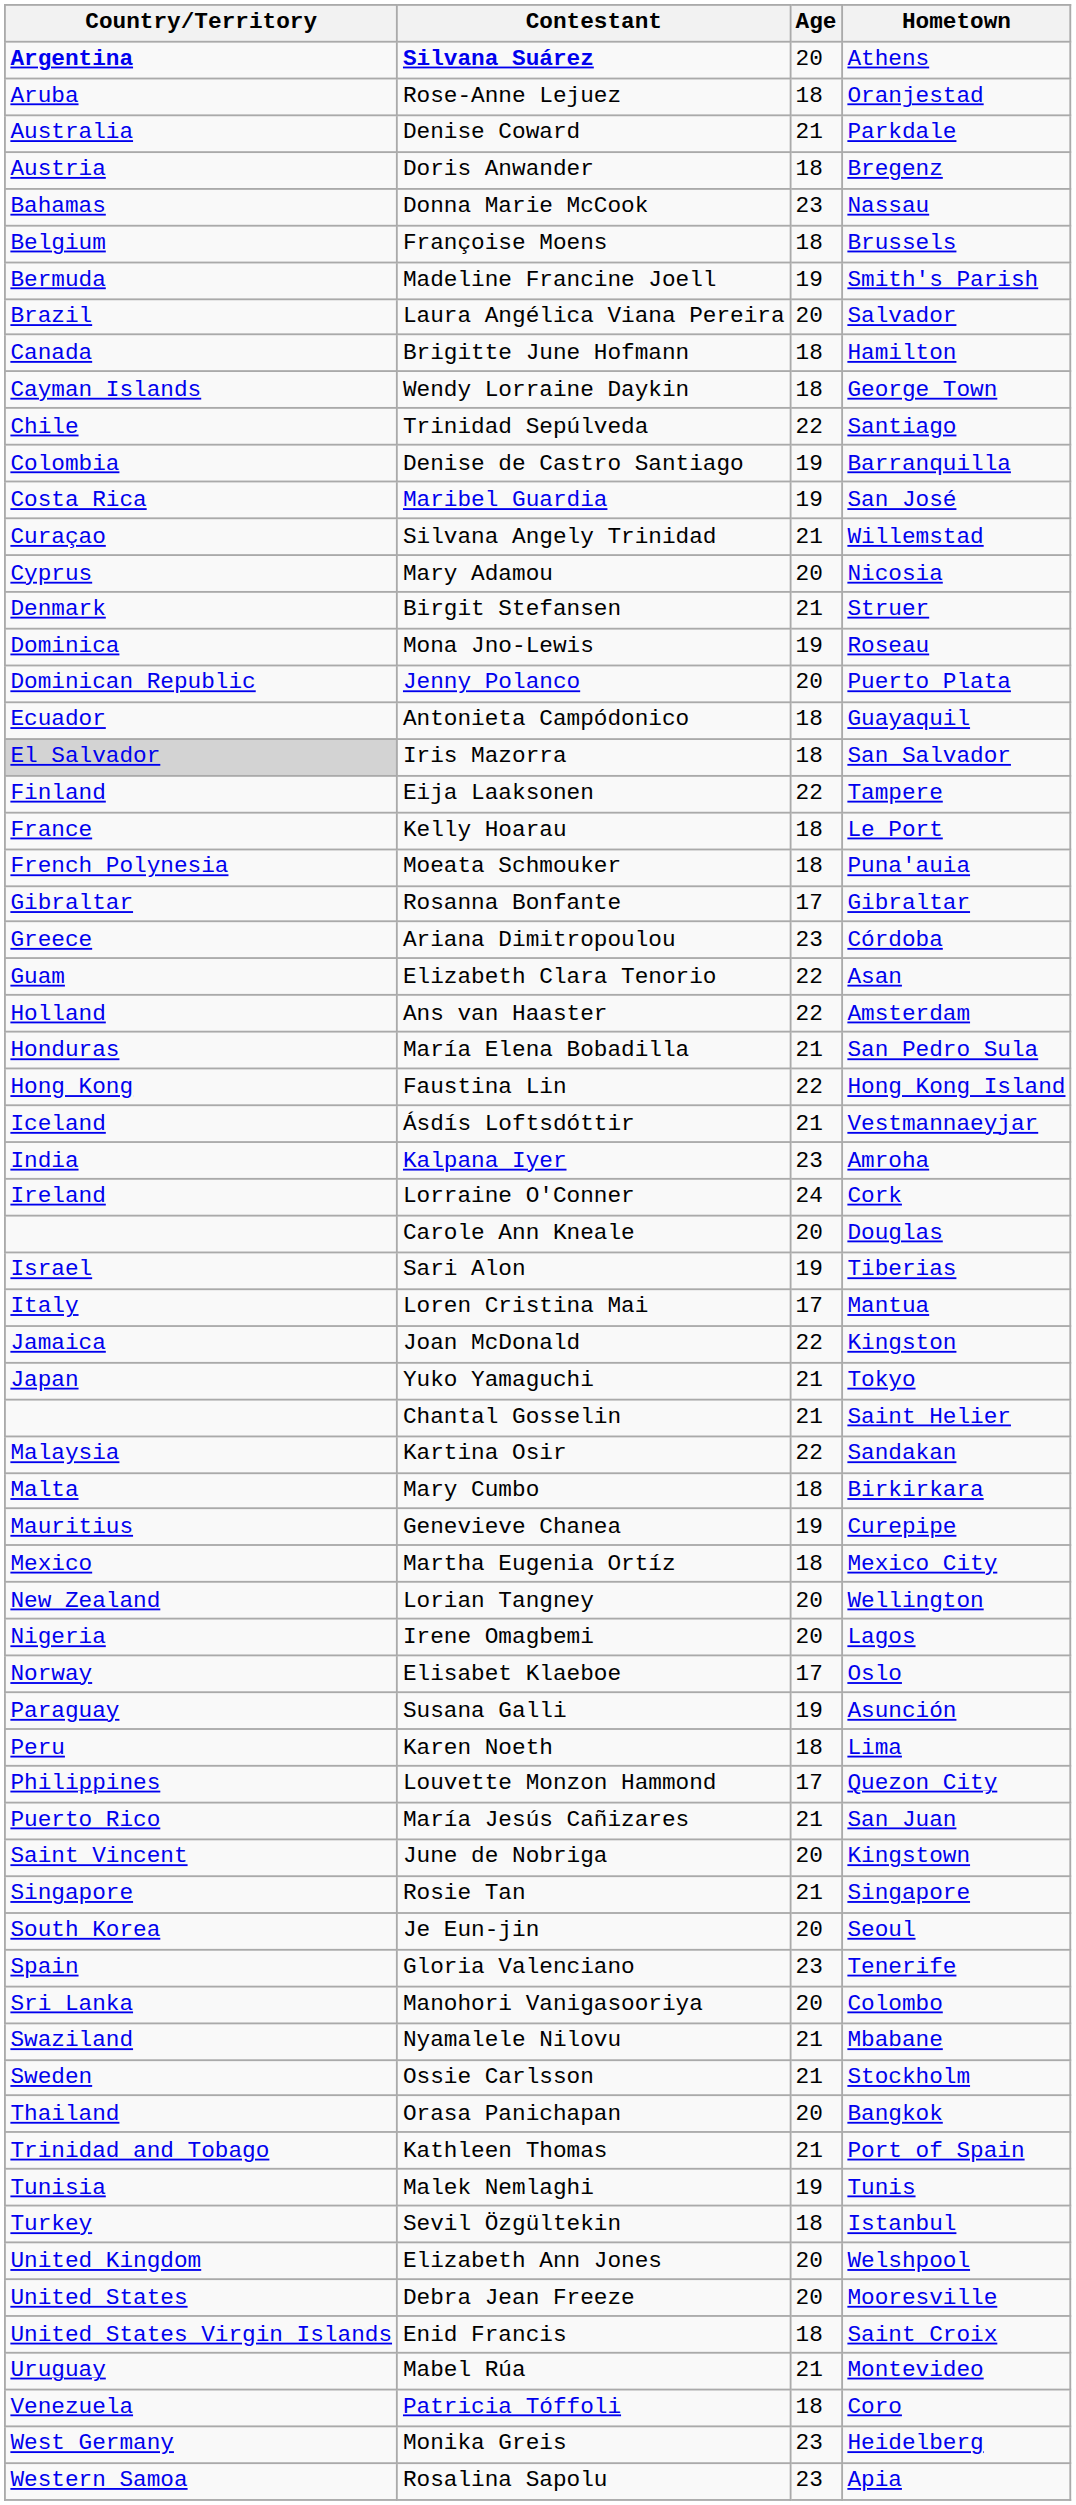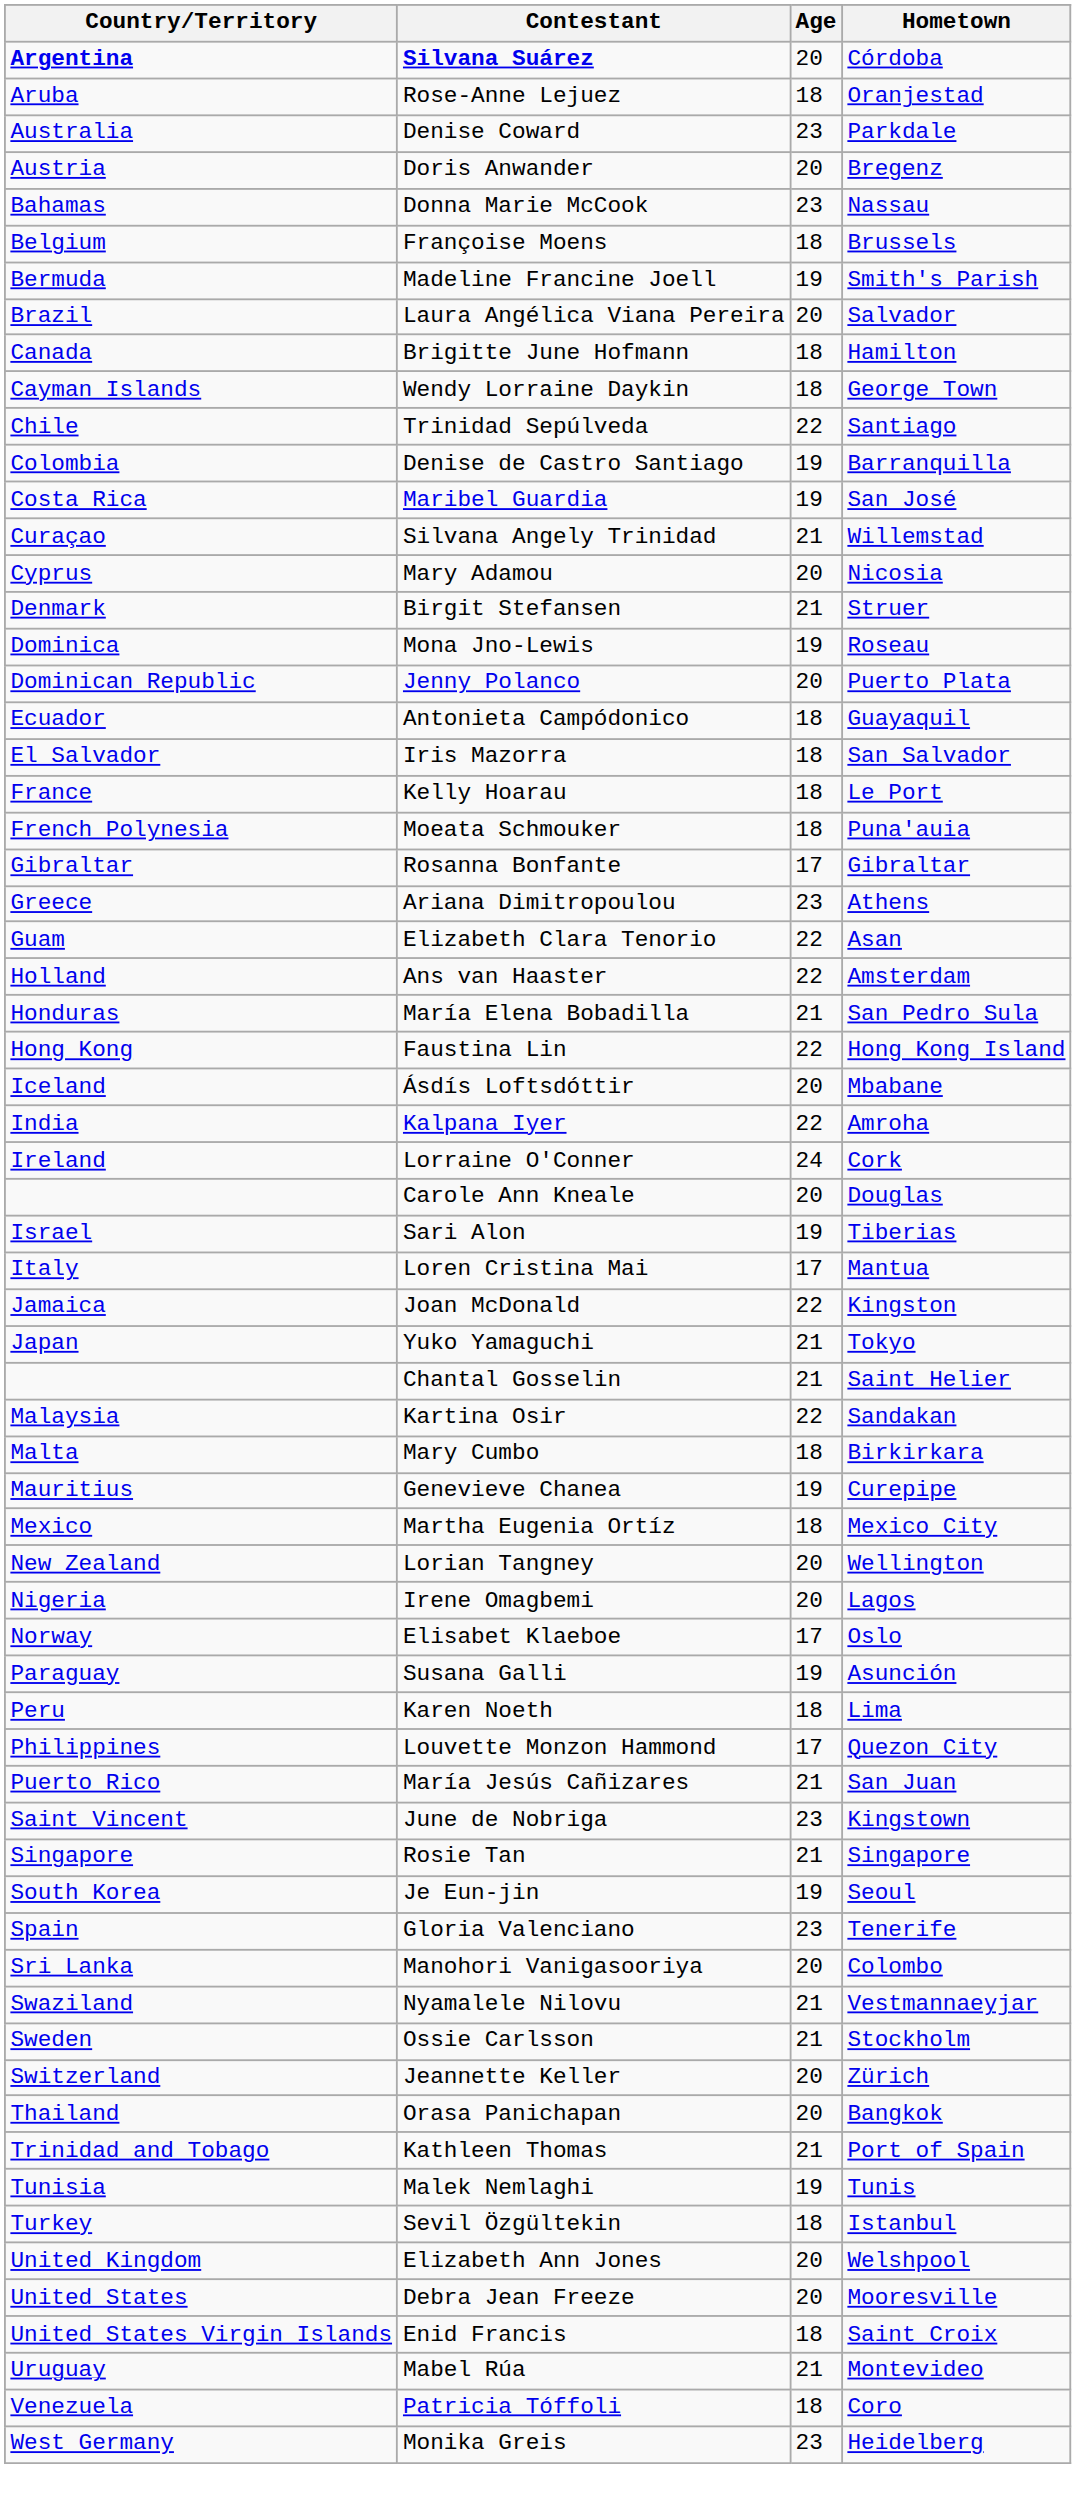(888, 60) Athens -> (895, 60) Córdoba
(809, 134) 21 -> (809, 134) 23
(809, 170) 18 -> (809, 170) 20
(85, 757) lightgrey background -> (85, 757) no background
- row: (498, 794)
(895, 941) Córdoba -> (888, 904) Athens
(809, 1124) 21 -> (809, 1087) 20
(943, 1124) Vestmannaeyjar -> (895, 1087) Mbabane
(809, 1161) 23 -> (809, 1124) 22
(809, 1858) 20 -> (809, 1821) 23
(809, 1931) 20 -> (809, 1895) 19
(895, 2041) Mbabane -> (943, 2005) Vestmannaeyjar
+ row: (512, 2078)
- row: (505, 2482)
